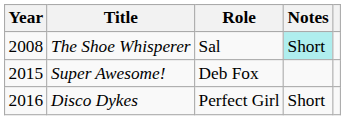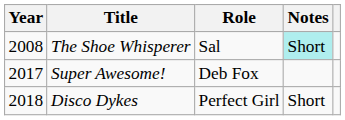(26, 73) 2015 -> (26, 73) 2017
(26, 100) 2016 -> (26, 100) 2018
